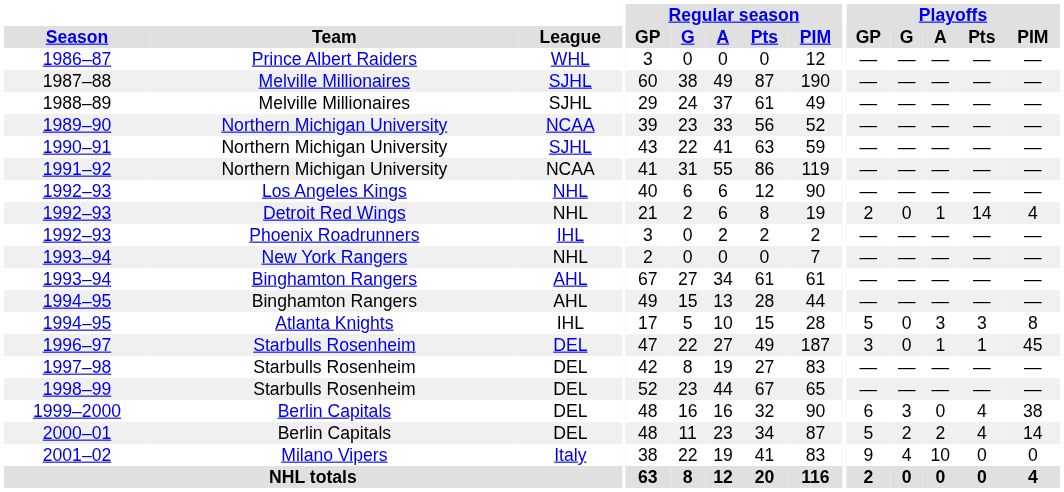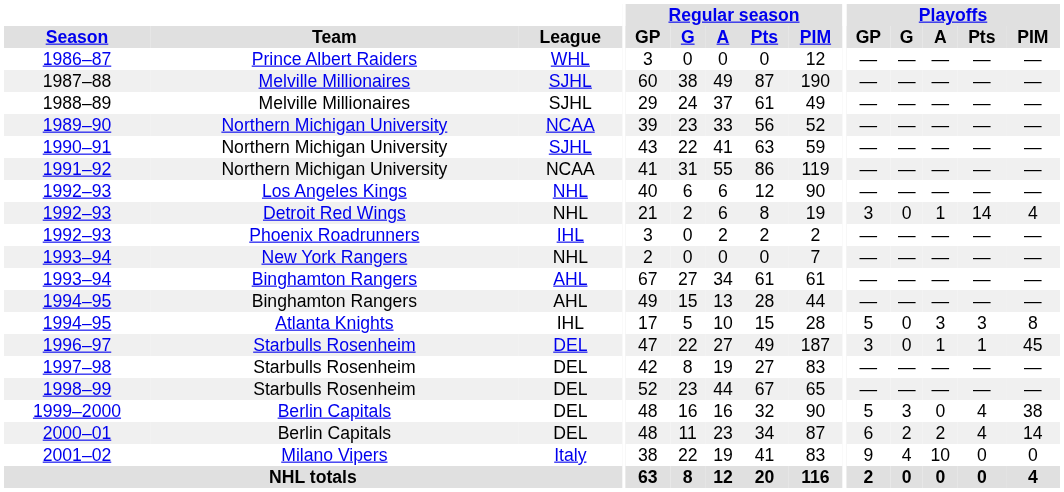(868, 212) 2 -> (868, 212) 3
(868, 410) 6 -> (868, 410) 5
(868, 432) 5 -> (868, 432) 6
